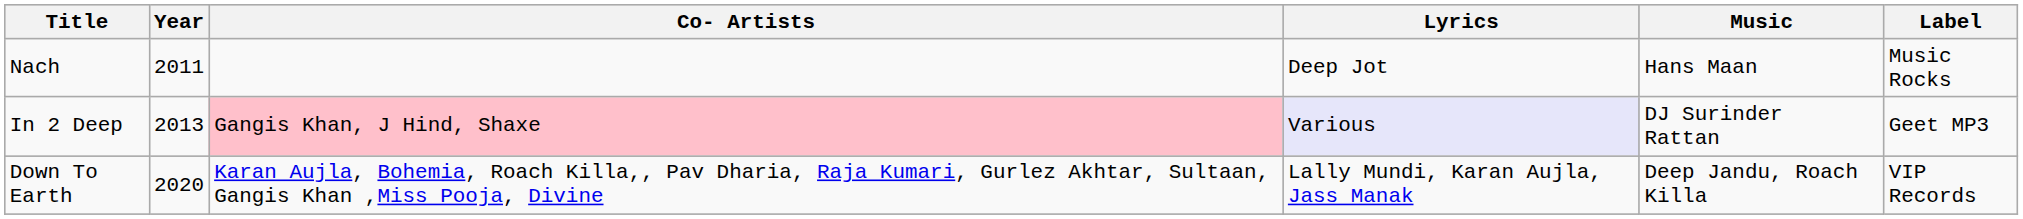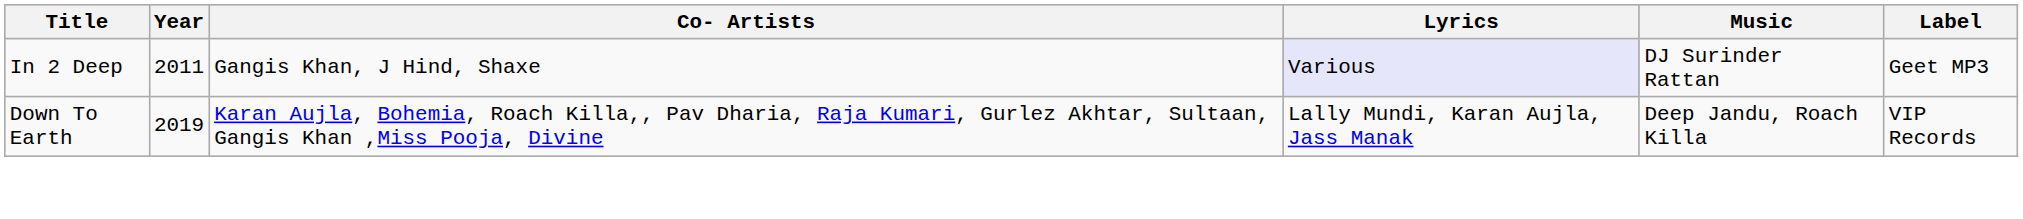- row: (35, 68)
(179, 126) 2013 -> (179, 68) 2011
(377, 126) pink background -> (377, 68) no background
(179, 185) 2020 -> (179, 126) 2019
